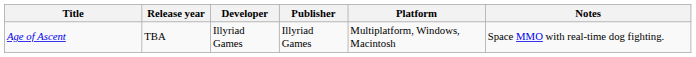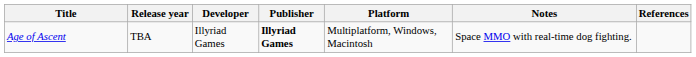+ column: (664, 12)
(297, 37) normal -> (279, 37) bold
